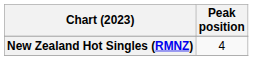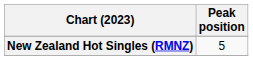(222, 45) 4 -> (222, 45) 5
